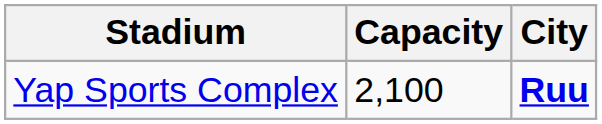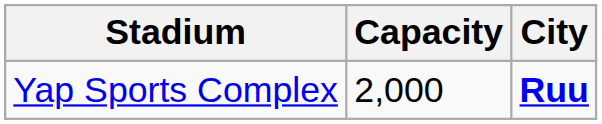(399, 89) 2,100 -> (399, 89) 2,000
